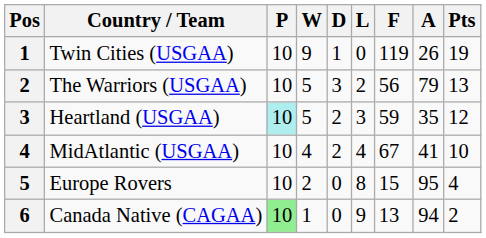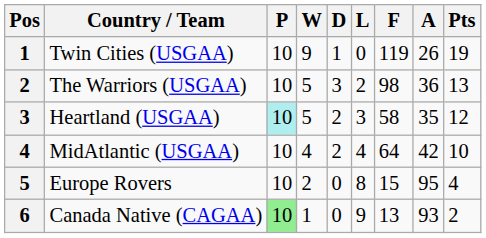(389, 85) 56 -> (389, 85) 98
(428, 85) 79 -> (428, 85) 36
(389, 118) 59 -> (389, 118) 58
(389, 150) 67 -> (389, 150) 64
(428, 150) 41 -> (428, 150) 42
(428, 215) 94 -> (428, 215) 93
